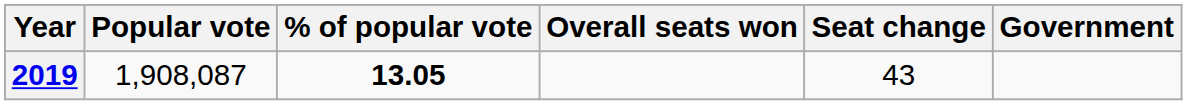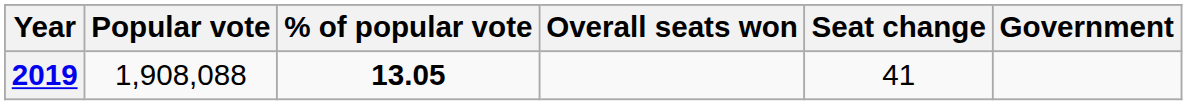(181, 74) 1,908,087 -> (181, 74) 1,908,088
(899, 74) 43 -> (899, 74) 41
